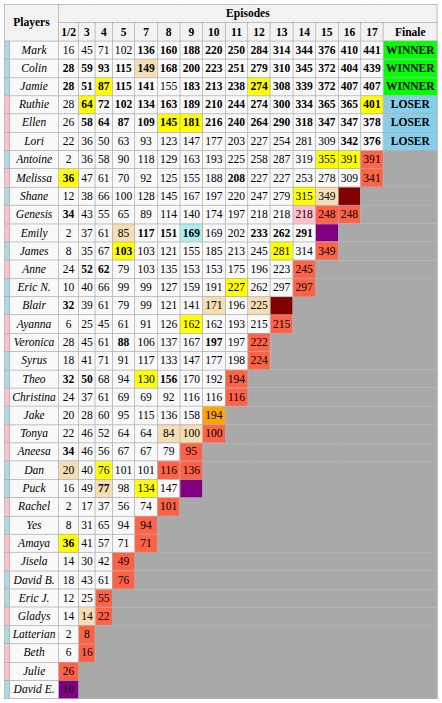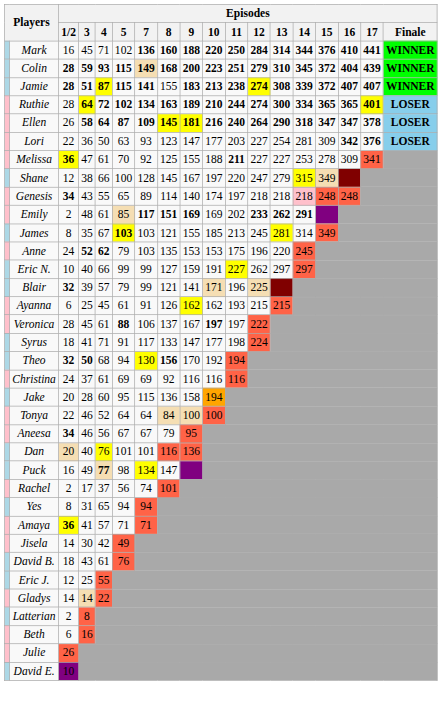- row: (34, 159)
(236, 178) 208 -> (236, 159) 211
(87, 232) 37 -> (87, 214) 48
(191, 232) paleturquoise background -> (191, 214) no background
(282, 269) 223 -> (282, 251) 220
(104, 305) 61 -> (104, 287) 57
